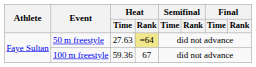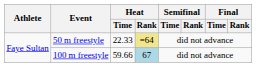(123, 40) 27.63 -> (123, 40) 22.33
(123, 55) 59.36 -> (123, 55) 59.66
(147, 55) no background -> (147, 55) lightblue background
